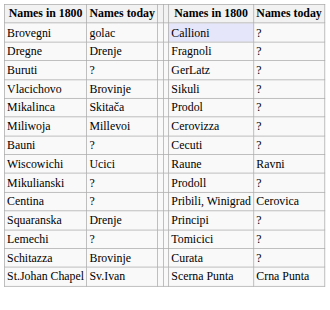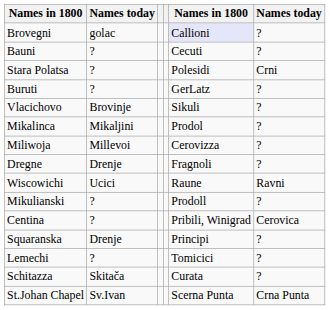rows swapped: (21, 145) <-> (25, 51)
+ row: (38, 70)
(107, 107) Skitača -> (112, 126) Mikaljini
(110, 257) Brovinje -> (107, 276) Skitača
